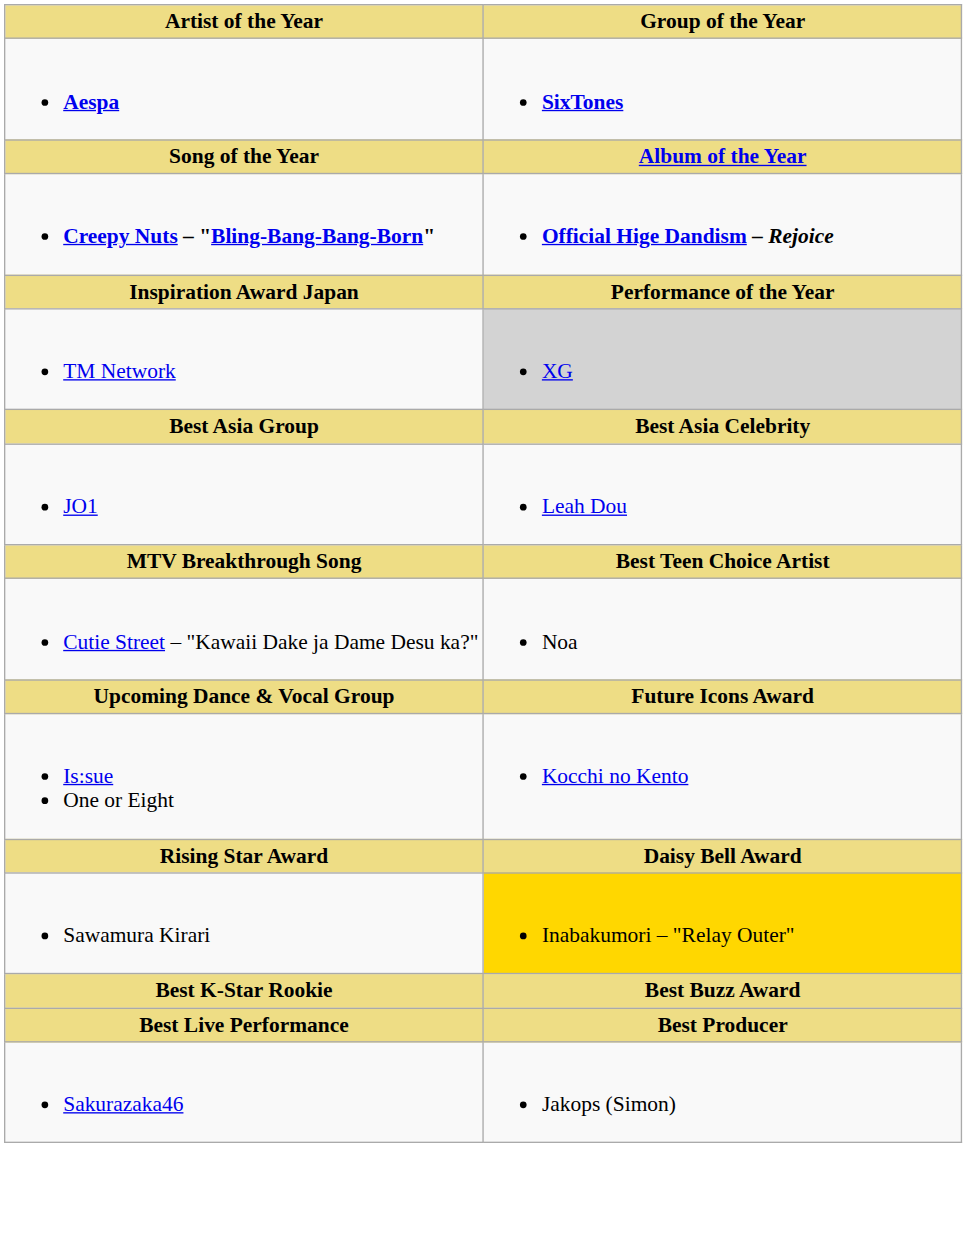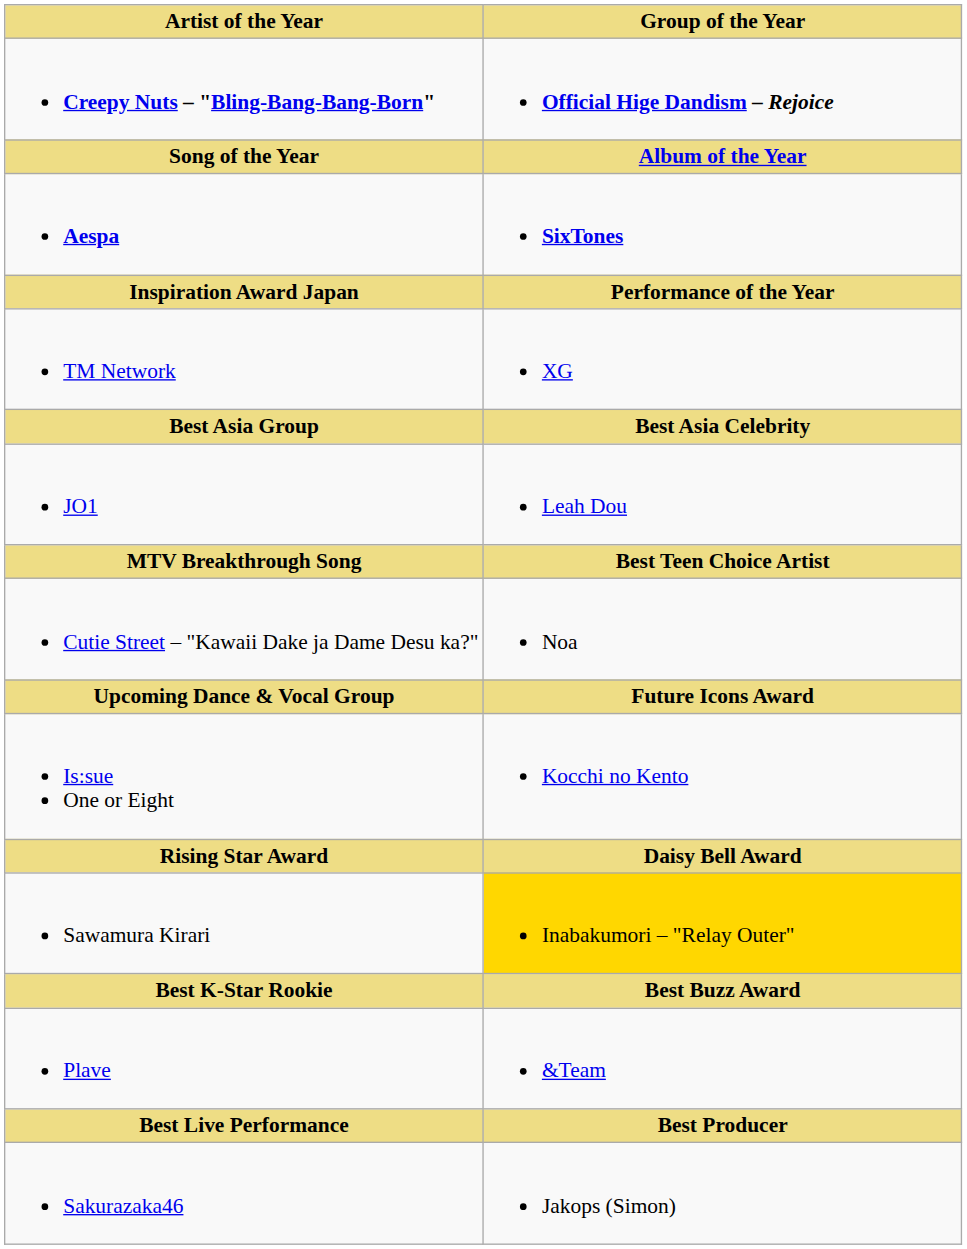rows swapped: (244, 101) <-> (244, 236)
(723, 371) lightgrey background -> (723, 371) no background
+ row: (244, 1070)
